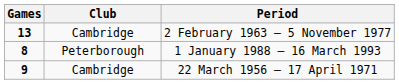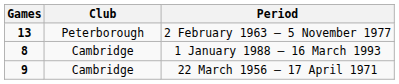(103, 32) Cambridge -> (103, 32) Peterborough
(103, 51) Peterborough -> (103, 51) Cambridge
